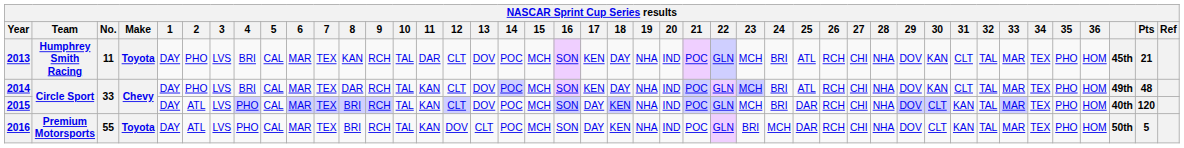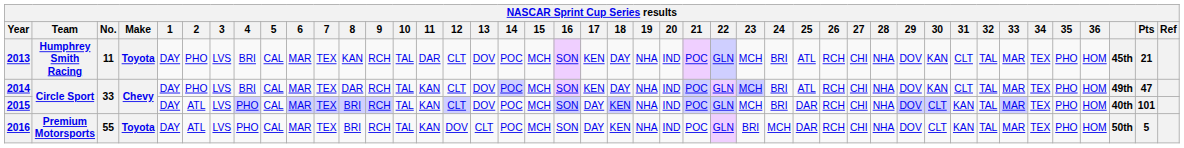(1146, 88) 48 -> (1146, 88) 47
(1146, 105) 120 -> (1146, 105) 101
